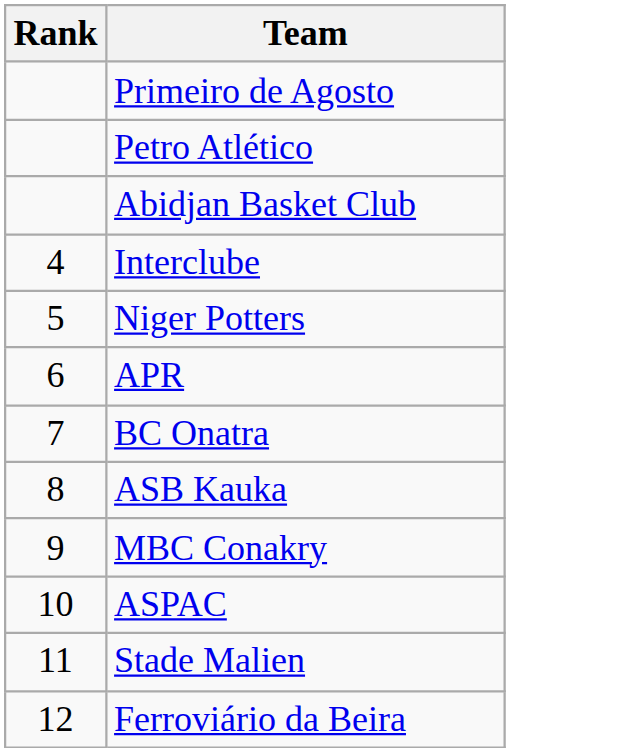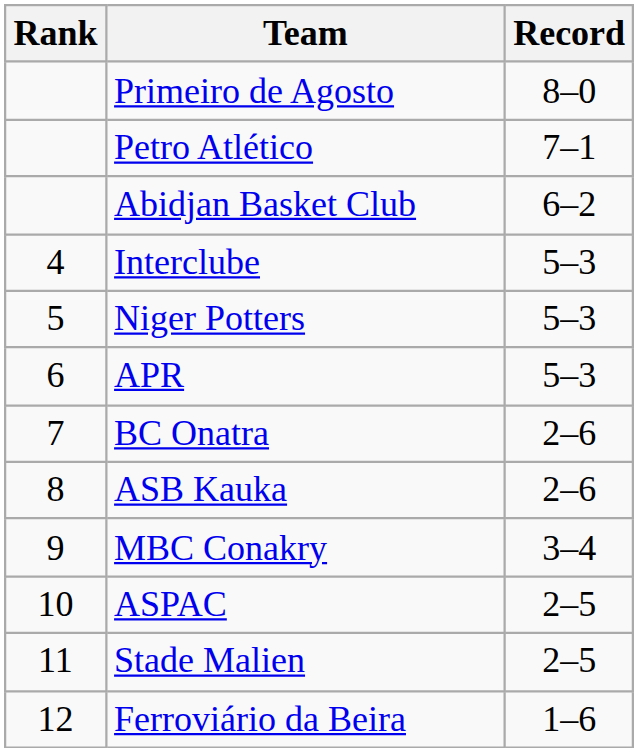+ column: (569, 33)
